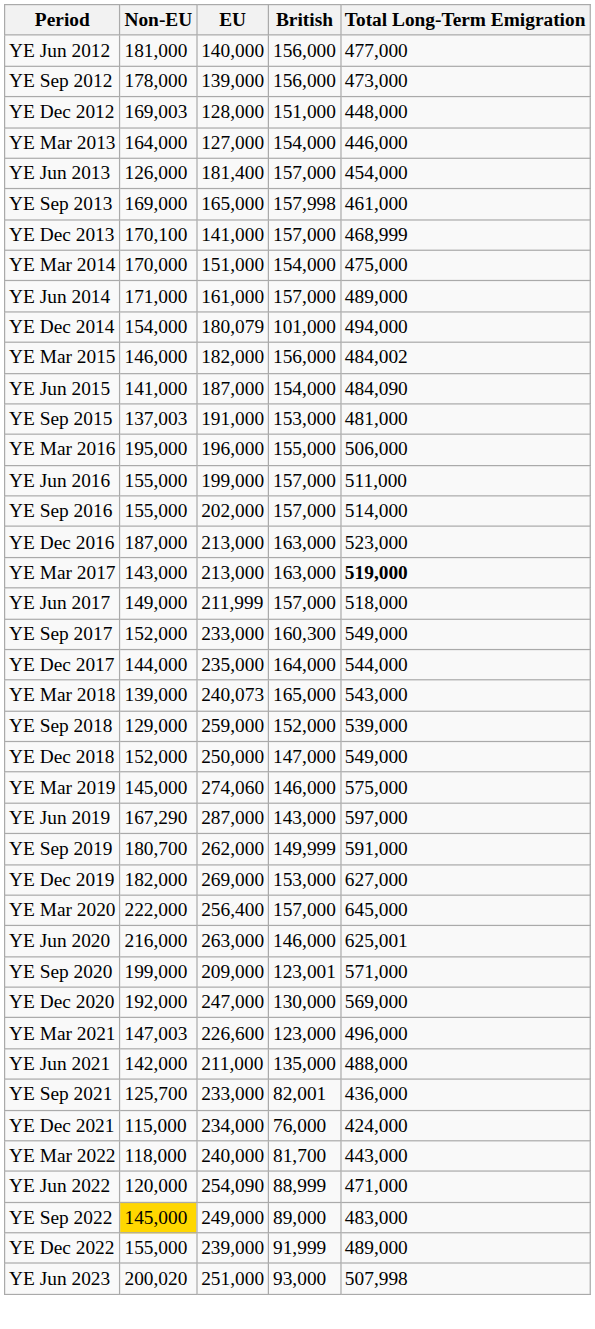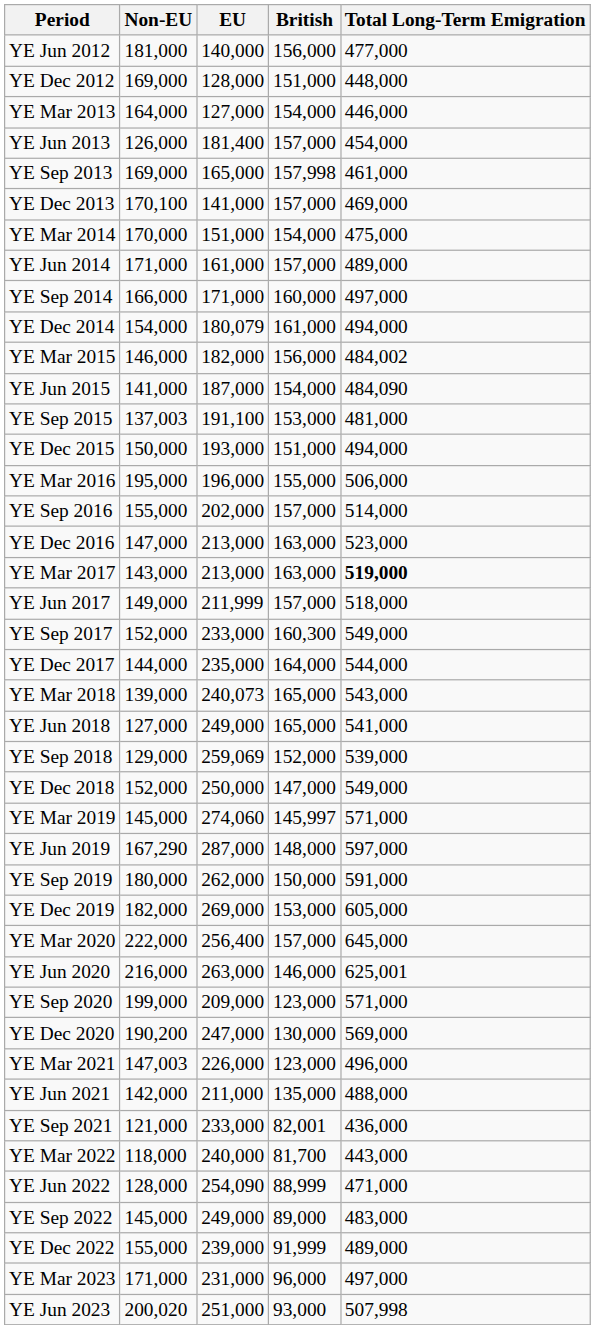- row: (61, 81)
(156, 111) 169,003 -> (156, 81) 169,000
(376, 234) 468,999 -> (376, 204) 469,000
+ row: (61, 296)
(304, 326) 101,000 -> (304, 326) 161,000
(233, 419) 191,000 -> (233, 419) 191,100
+ row: (62, 449)
- row: (60, 480)
(156, 541) 187,000 -> (156, 541) 147,000
+ row: (60, 726)
(233, 726) 259,000 -> (233, 756) 259,069
(304, 787) 146,000 -> (304, 818) 145,997
(376, 787) 575,000 -> (376, 818) 571,000
(304, 818) 143,000 -> (304, 848) 148,000
(156, 848) 180,700 -> (156, 879) 180,000
(304, 848) 149,999 -> (304, 879) 150,000
(376, 879) 627,000 -> (376, 910) 605,000
(304, 971) 123,001 -> (304, 1002) 123,000
(156, 1002) 192,000 -> (156, 1033) 190,200
(233, 1033) 226,600 -> (233, 1063) 226,000
(156, 1094) 125,700 -> (156, 1125) 121,000
- row: (62, 1125)
(156, 1186) 120,000 -> (156, 1186) 128,000
(156, 1217) gold background -> (156, 1217) no background
+ row: (62, 1278)
